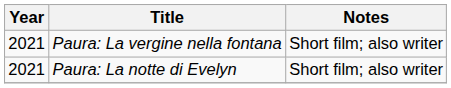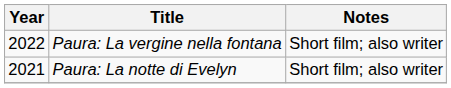(27, 43) 2021 -> (27, 43) 2022
